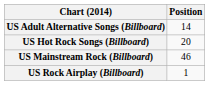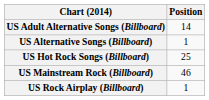+ row: (86, 42)
(186, 42) 20 -> (186, 57) 25
